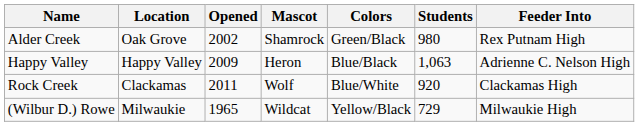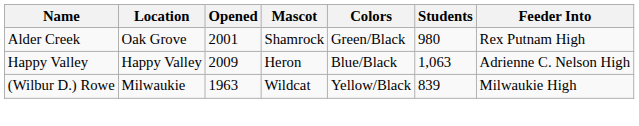(223, 39) 2002 -> (223, 39) 2001
- row: (43, 86)
(223, 109) 1965 -> (223, 86) 1963
(429, 109) 729 -> (429, 86) 839
